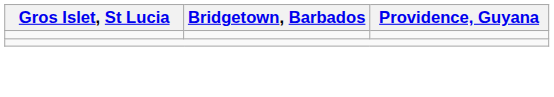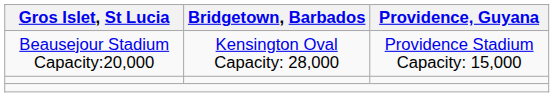+ row: (94, 53)
